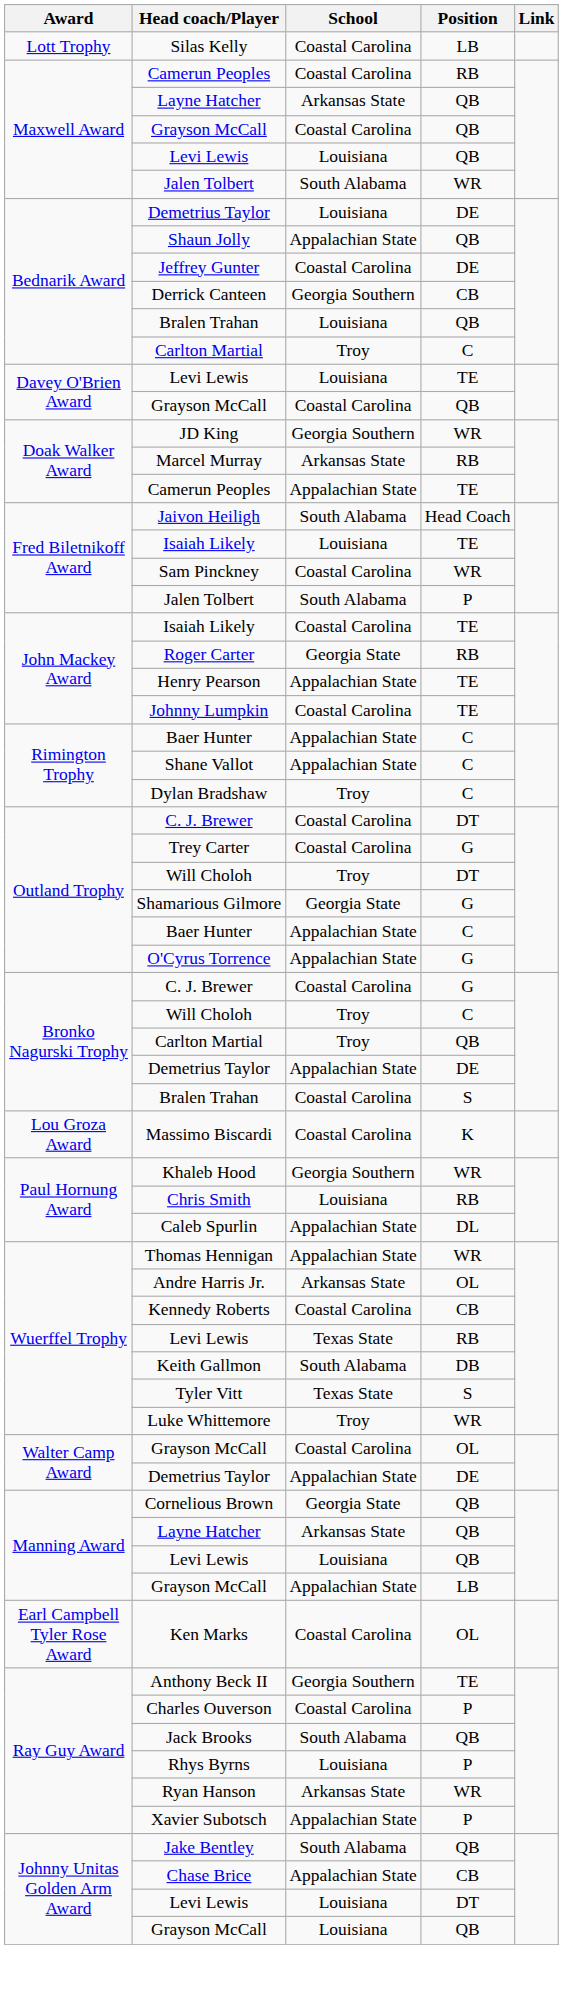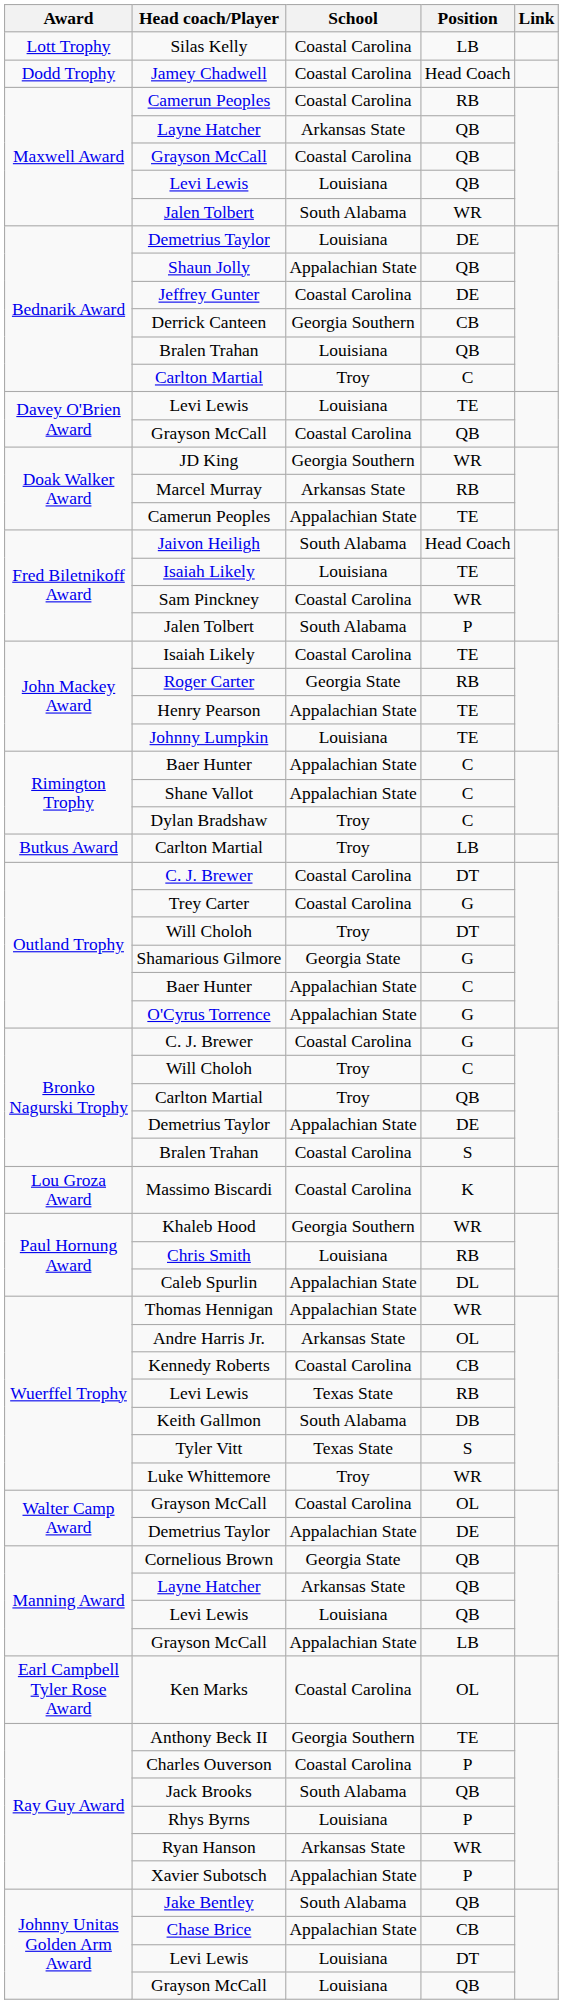+ row: (69, 73)
(353, 709) Coastal Carolina -> (353, 737) Louisiana
+ row: (69, 848)
